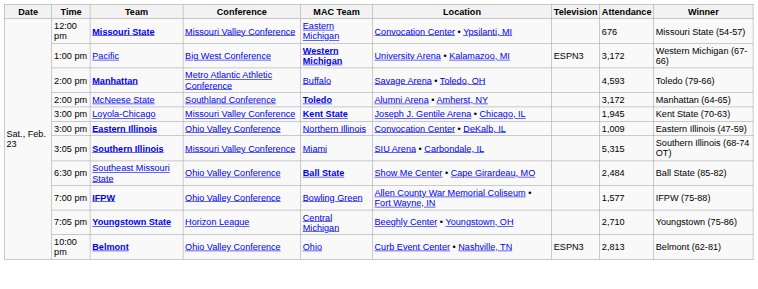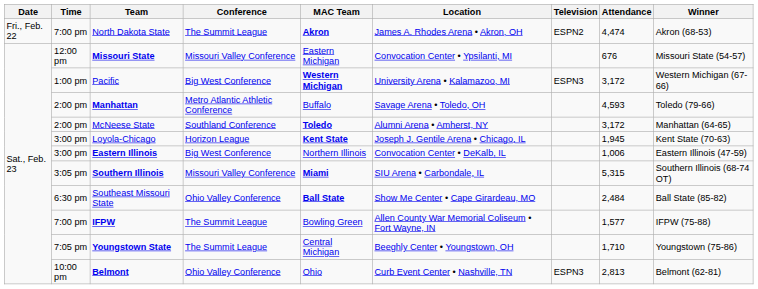+ row: (131, 31)
(240, 114) Missouri Valley Conference -> (217, 139) Horizon League
(233, 129) Ohio Valley Conference -> (228, 154) Big West Conference
(613, 129) 1,009 -> (613, 154) 1,006
(315, 148) normal -> (316, 173) bold
(233, 198) Ohio Valley Conference -> (226, 222) The Summit League
(217, 222) Horizon League -> (226, 247) The Summit League
(613, 222) 2,710 -> (613, 247) 1,710
